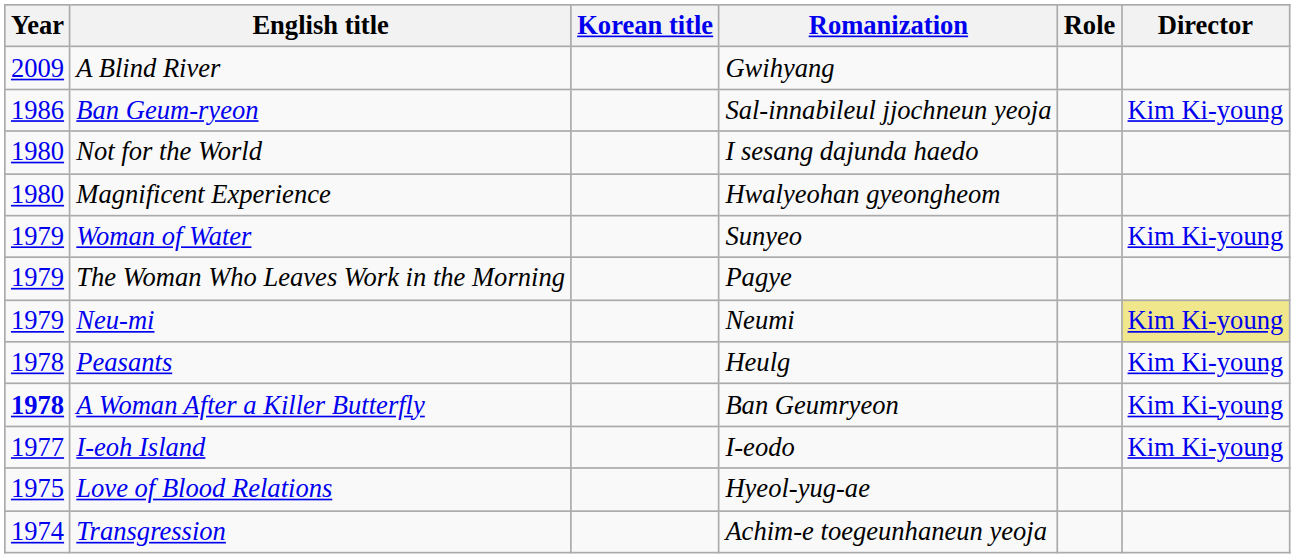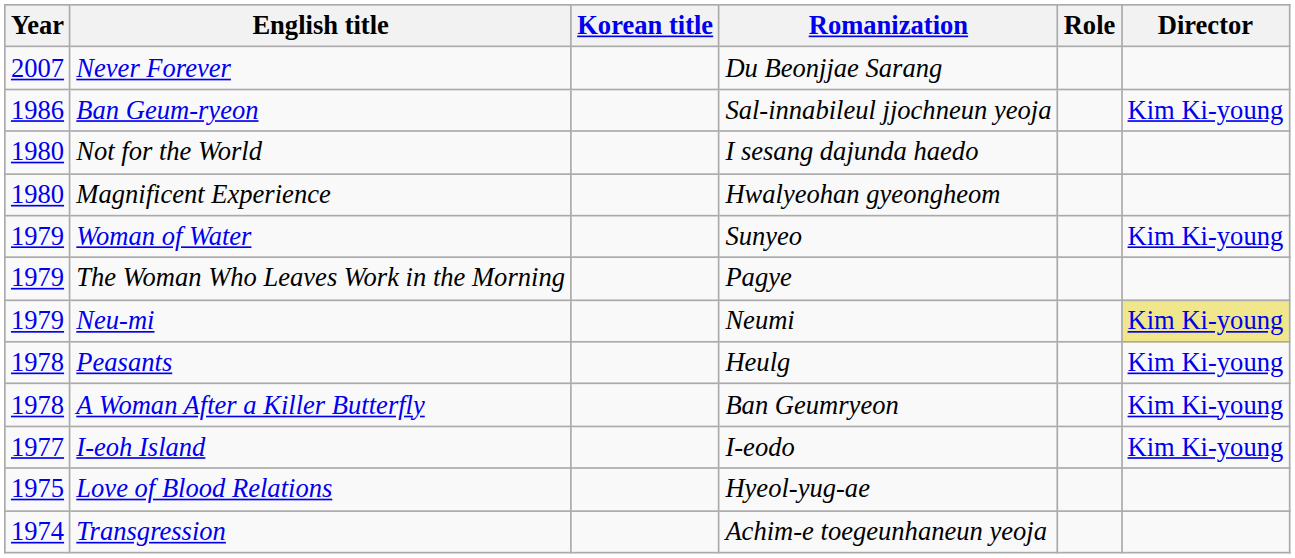- row: (148, 67)
+ row: (154, 67)
(38, 404) bold -> (38, 404) normal
